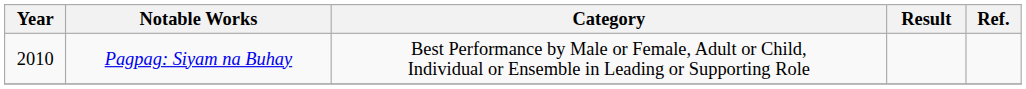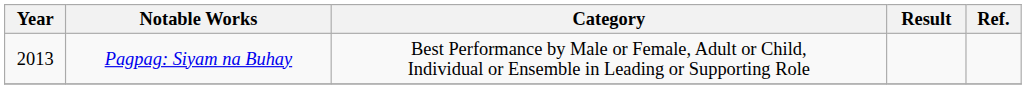(35, 58) 2010 -> (35, 58) 2013
